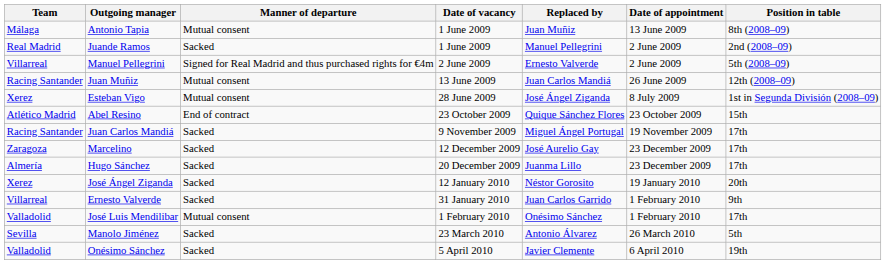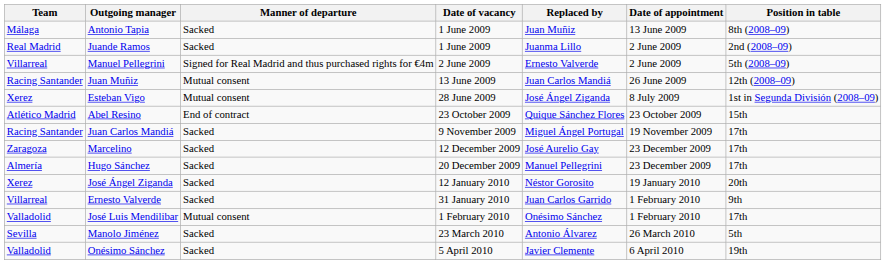(216, 30) Mutual consent -> (199, 30) Sacked
(563, 47) Manuel Pellegrini -> (553, 47) Juanma Lillo
(553, 166) Juanma Lillo -> (563, 166) Manuel Pellegrini
